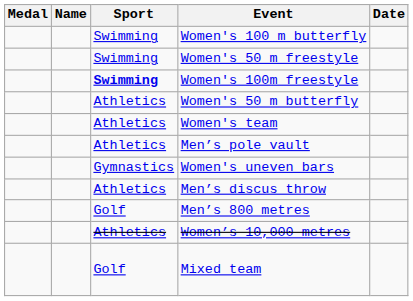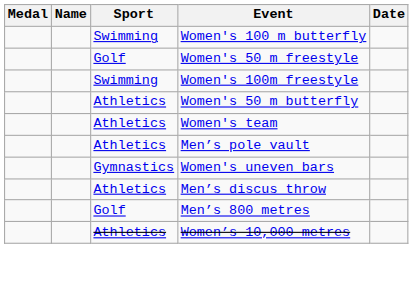(126, 59) Swimming -> (110, 59) Golf
(126, 81) bold -> (126, 81) normal
- row: (221, 270)
